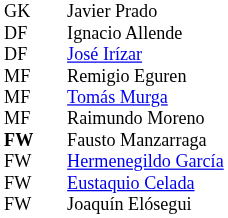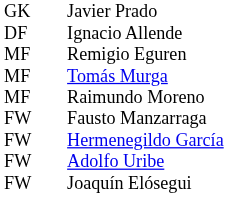- row: (105, 54)
(19, 140) bold -> (18, 118) normal
- row: (131, 182)
+ row: (116, 161)
